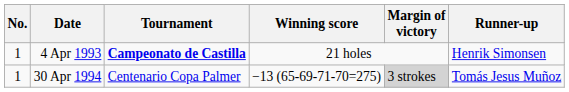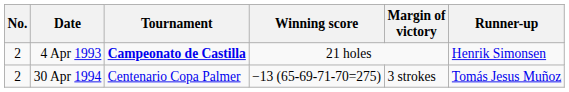(18, 54) 1 -> (18, 54) 2
(18, 76) 1 -> (18, 76) 2
(412, 76) lightgrey background -> (412, 76) no background
